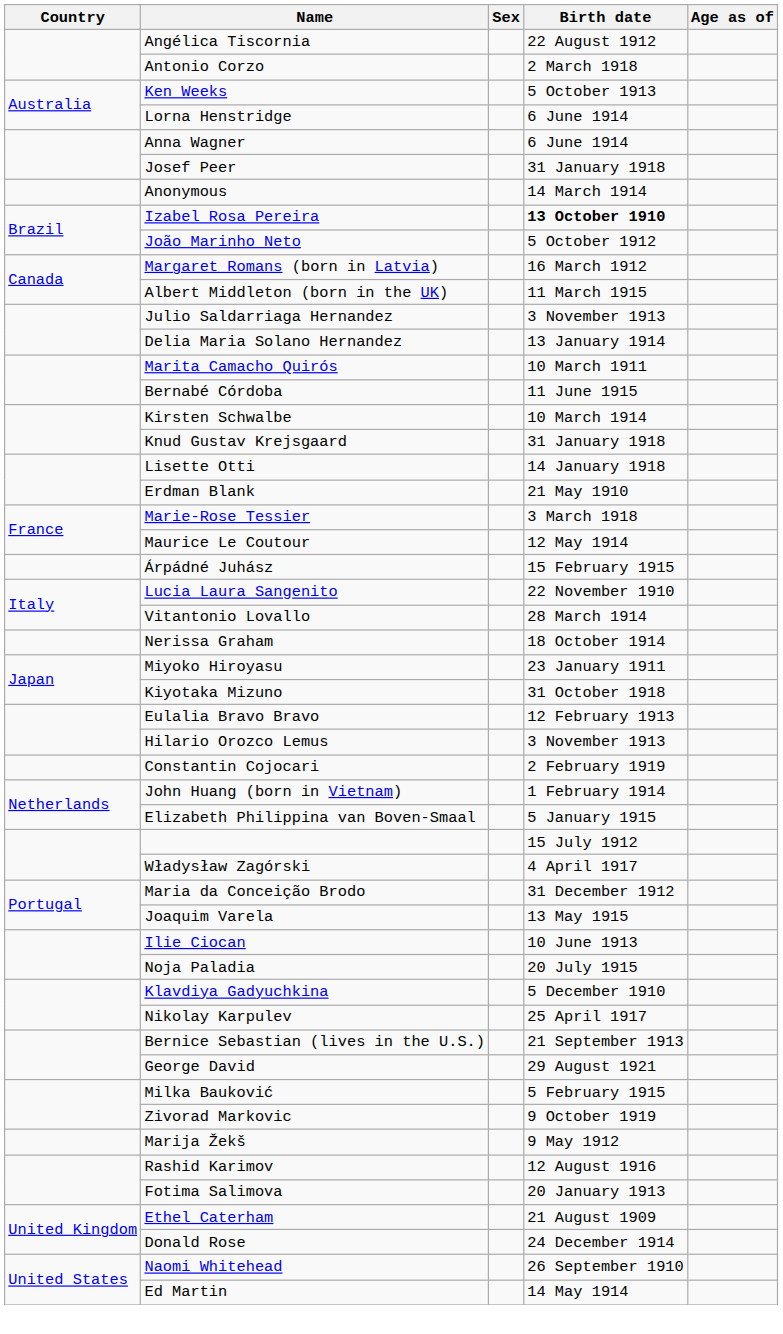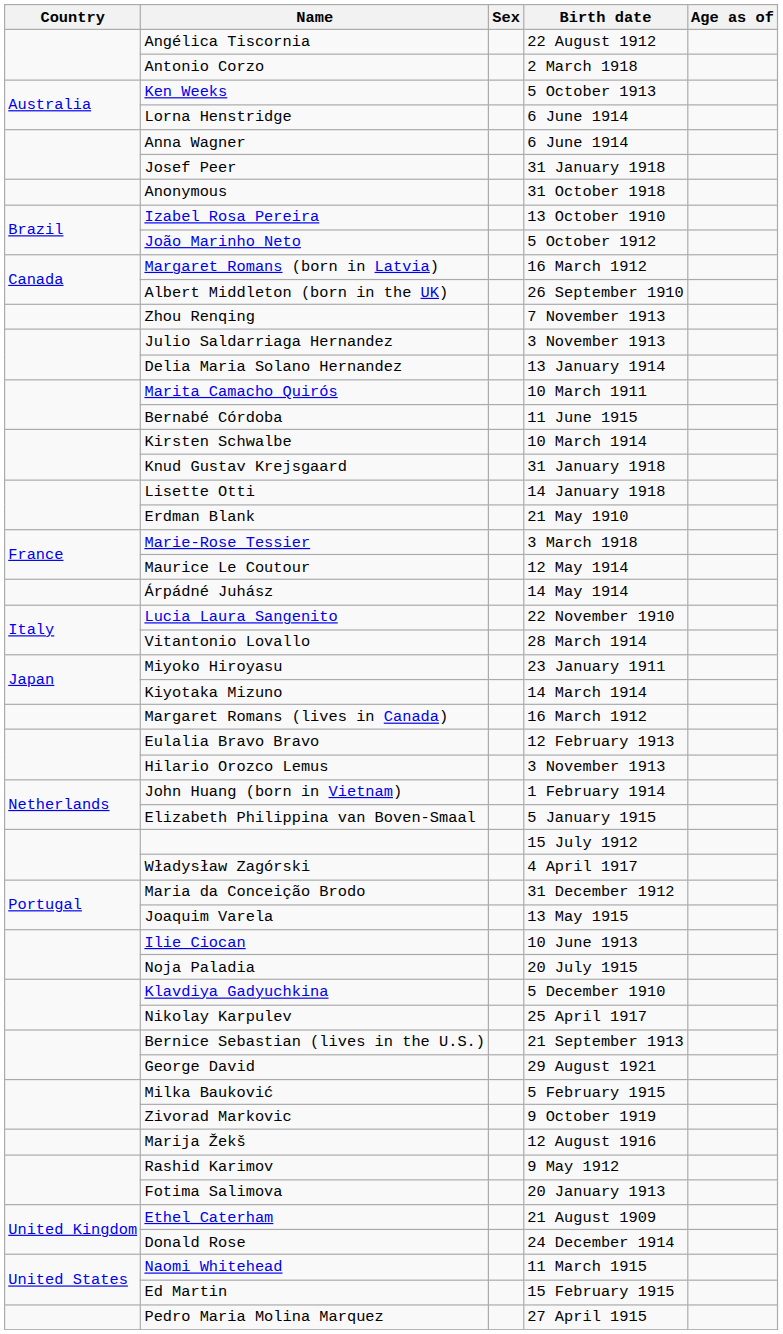(587, 192) 14 March 1914 -> (596, 192) 31 October 1918
(596, 217) bold -> (596, 217) normal
(587, 292) 11 March 1915 -> (606, 292) 26 September 1910
+ row: (200, 317)
(601, 567) 15 February 1915 -> (578, 592) 14 May 1914
- row: (209, 642)
(596, 692) 31 October 1918 -> (587, 692) 14 March 1914
+ row: (296, 717)
- row: (232, 767)
(573, 1142) 9 May 1912 -> (592, 1142) 12 August 1916
(592, 1167) 12 August 1916 -> (573, 1167) 9 May 1912
(606, 1267) 26 September 1910 -> (587, 1267) 11 March 1915
(578, 1292) 14 May 1914 -> (601, 1292) 15 February 1915
+ row: (264, 1317)
